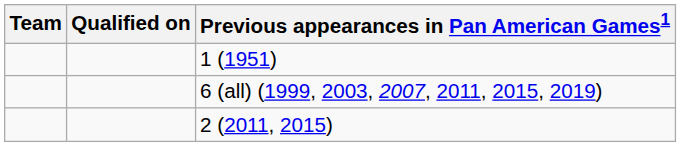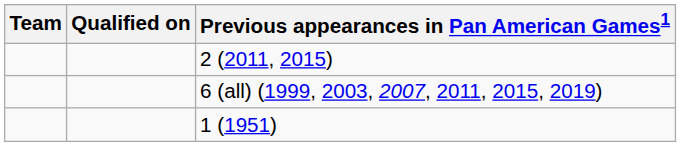rows swapped: (239, 59) <-> (266, 124)
